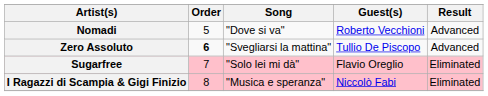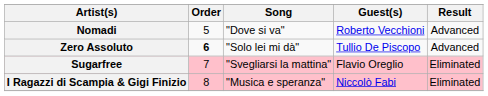(279, 47) "Svegliarsi la mattina" -> (263, 47) "Solo lei mi dà"
(263, 64) "Solo lei mi dà" -> (279, 64) "Svegliarsi la mattina"
